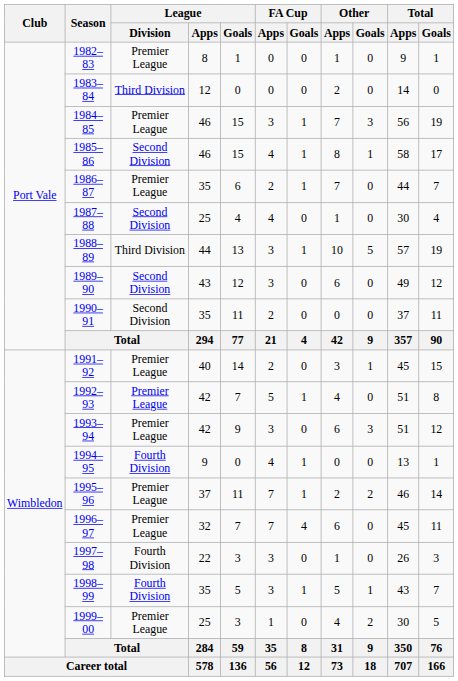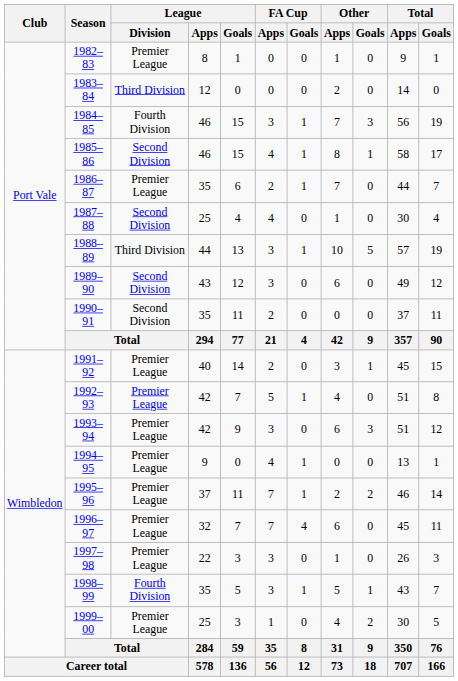(150, 122) Premier League -> (150, 122) Fourth Division
(150, 462) Fourth Division -> (150, 462) Premier League
(150, 558) Fourth Division -> (150, 558) Premier League
